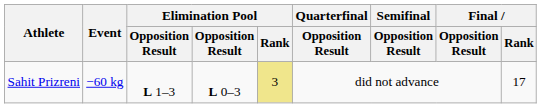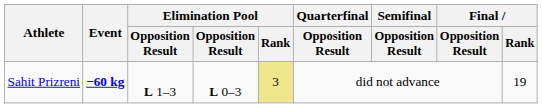(105, 82) normal -> (105, 82) bold
(519, 82) 17 -> (520, 82) 19
